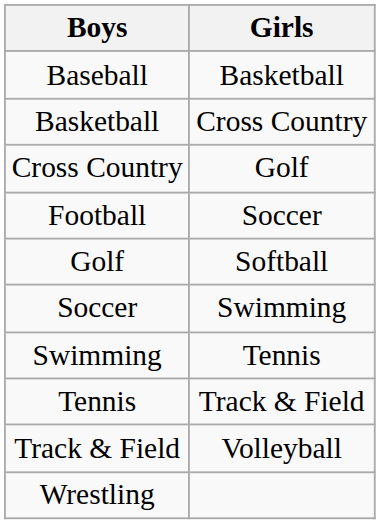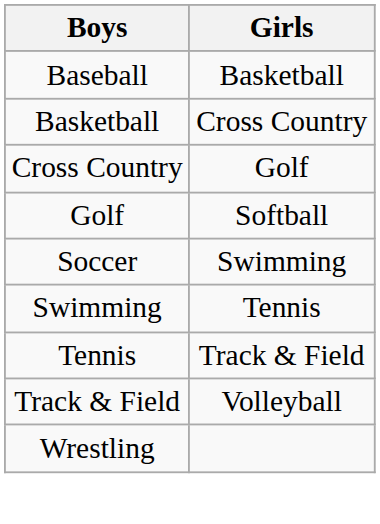- row: (97, 214)
